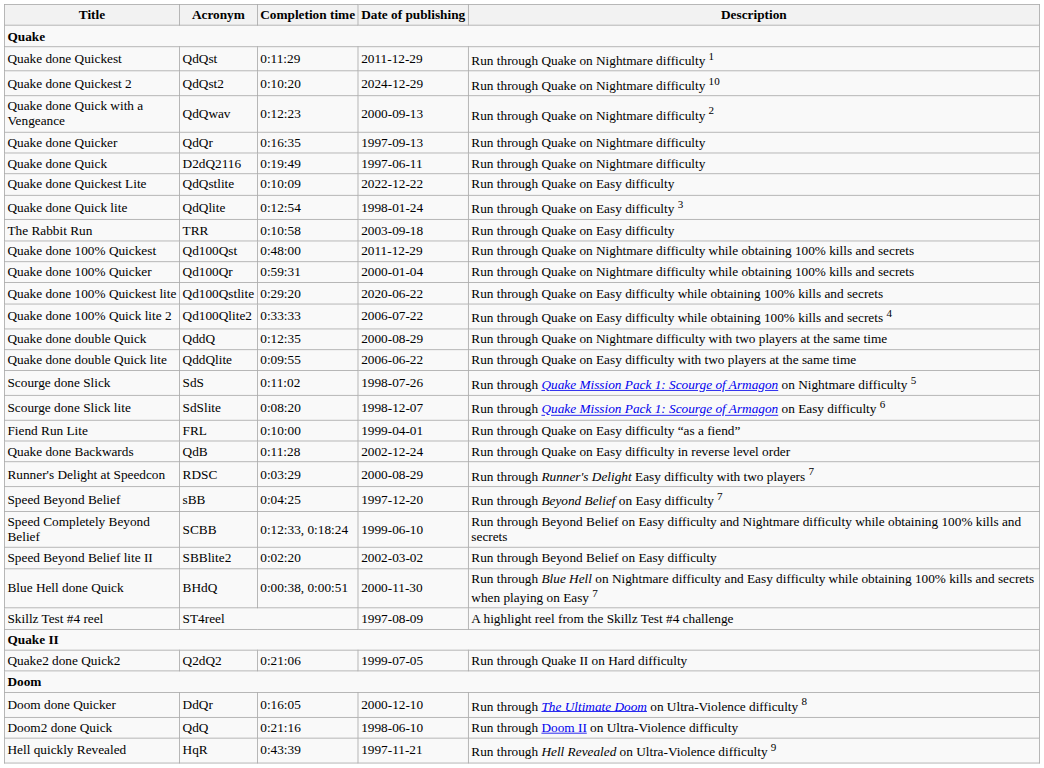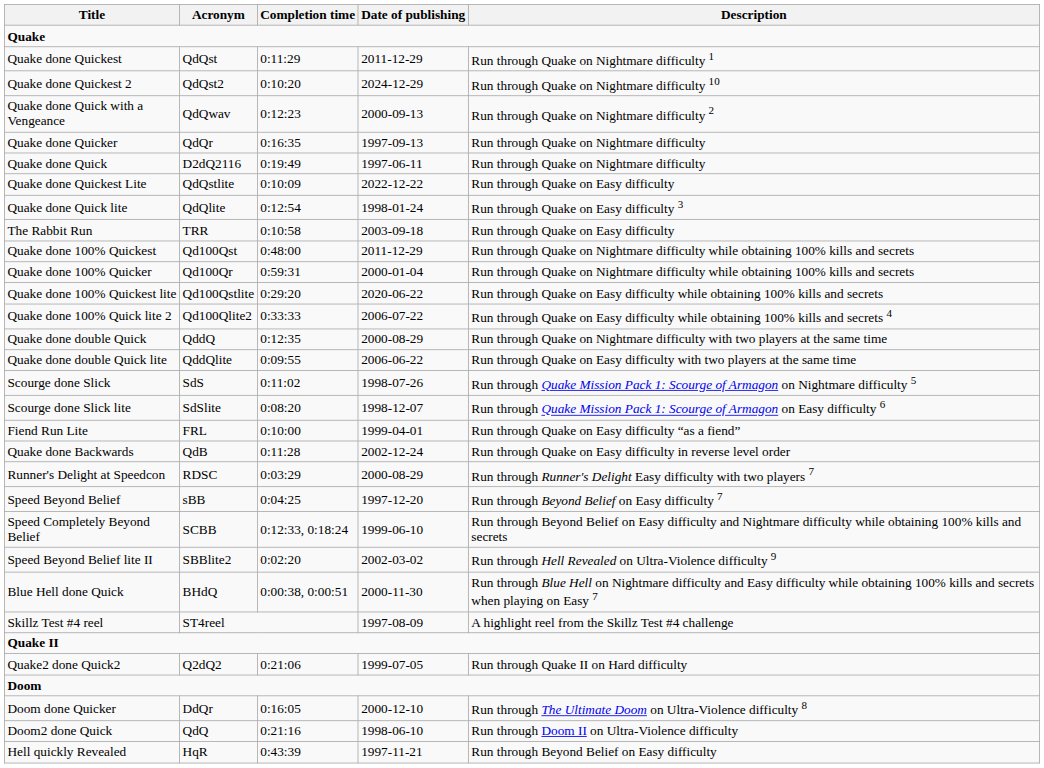(594, 558) Run through Beyond Belief on Easy difficulty -> (624, 559) Run through Hell Revealed on Ultra-Violence difficulty 9
(624, 750) Run through Hell Revealed on Ultra-Violence difficulty 9 -> (594, 752) Run through Beyond Belief on Easy difficulty
